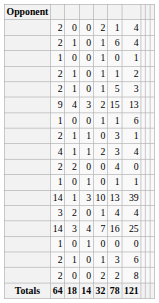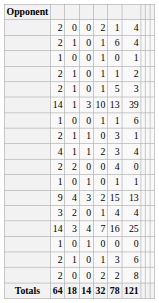rows swapped: (58, 197) <-> (60, 105)
